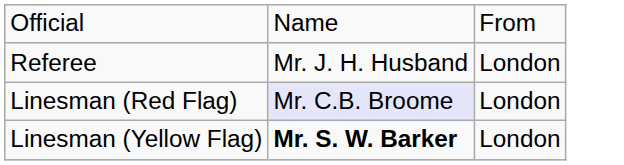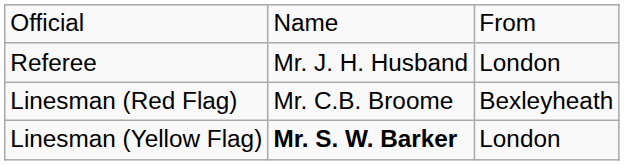(363, 100) lavender background -> (363, 100) no background
(520, 100) London -> (546, 100) Bexleyheath
